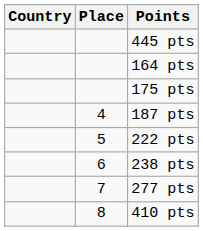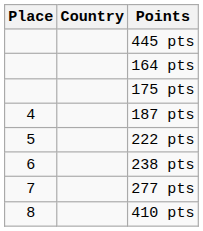columns swapped: (101, 17) <-> (40, 17)
